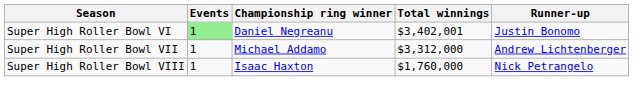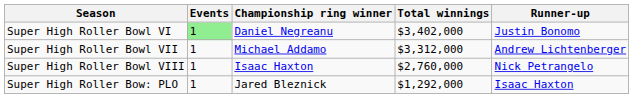(430, 31) $3,402,001 -> (430, 31) $3,402,000
(430, 67) $1,760,000 -> (430, 67) $2,760,000
+ row: (92, 85)
